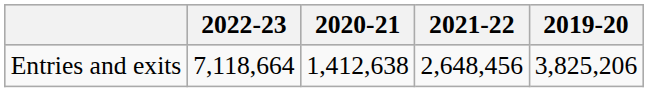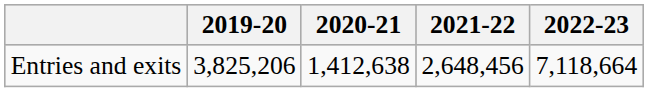columns swapped: (586, 24) <-> (244, 24)
